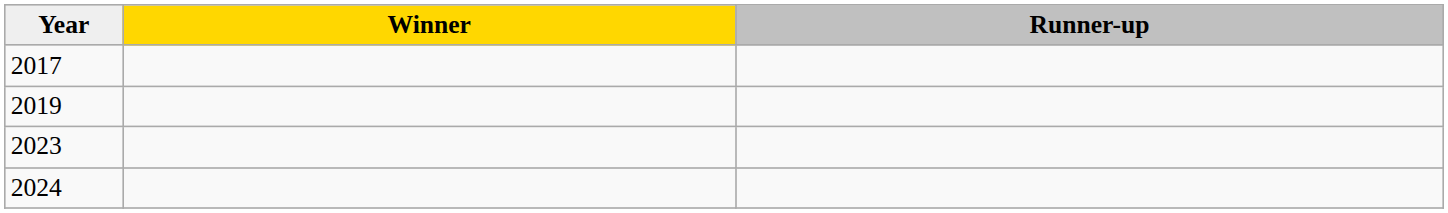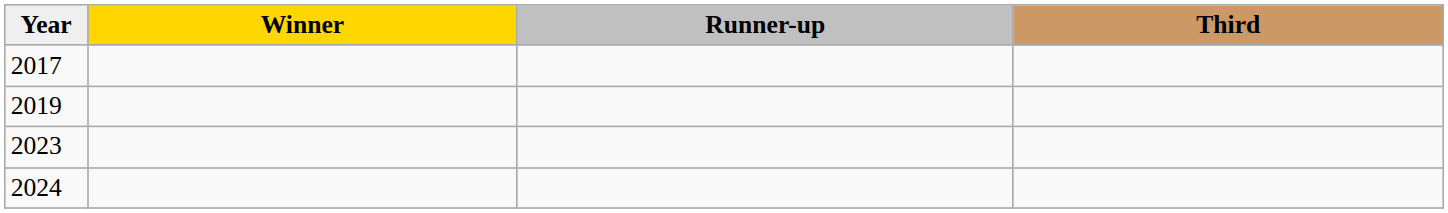+ column: (1228, 24)
